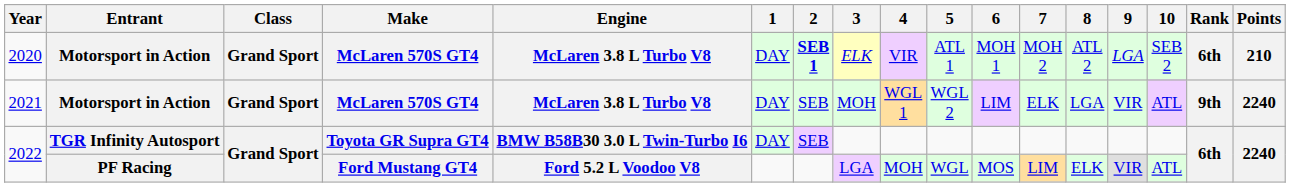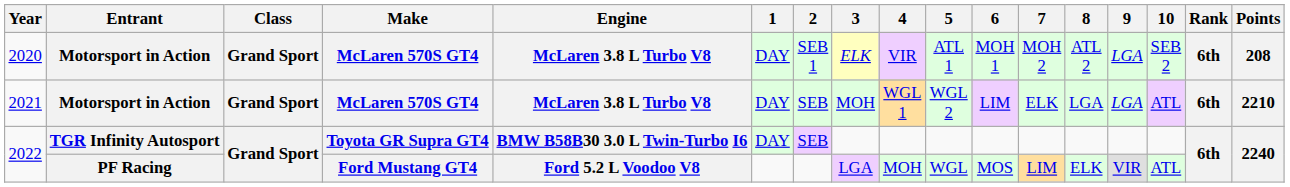(813, 56) bold -> (813, 56) normal
(1259, 56) 210 -> (1258, 56) 208
(1128, 103) VIR -> (1127, 103) LGA
(1209, 103) 9th -> (1209, 103) 6th
(1259, 103) 2240 -> (1258, 103) 2210
